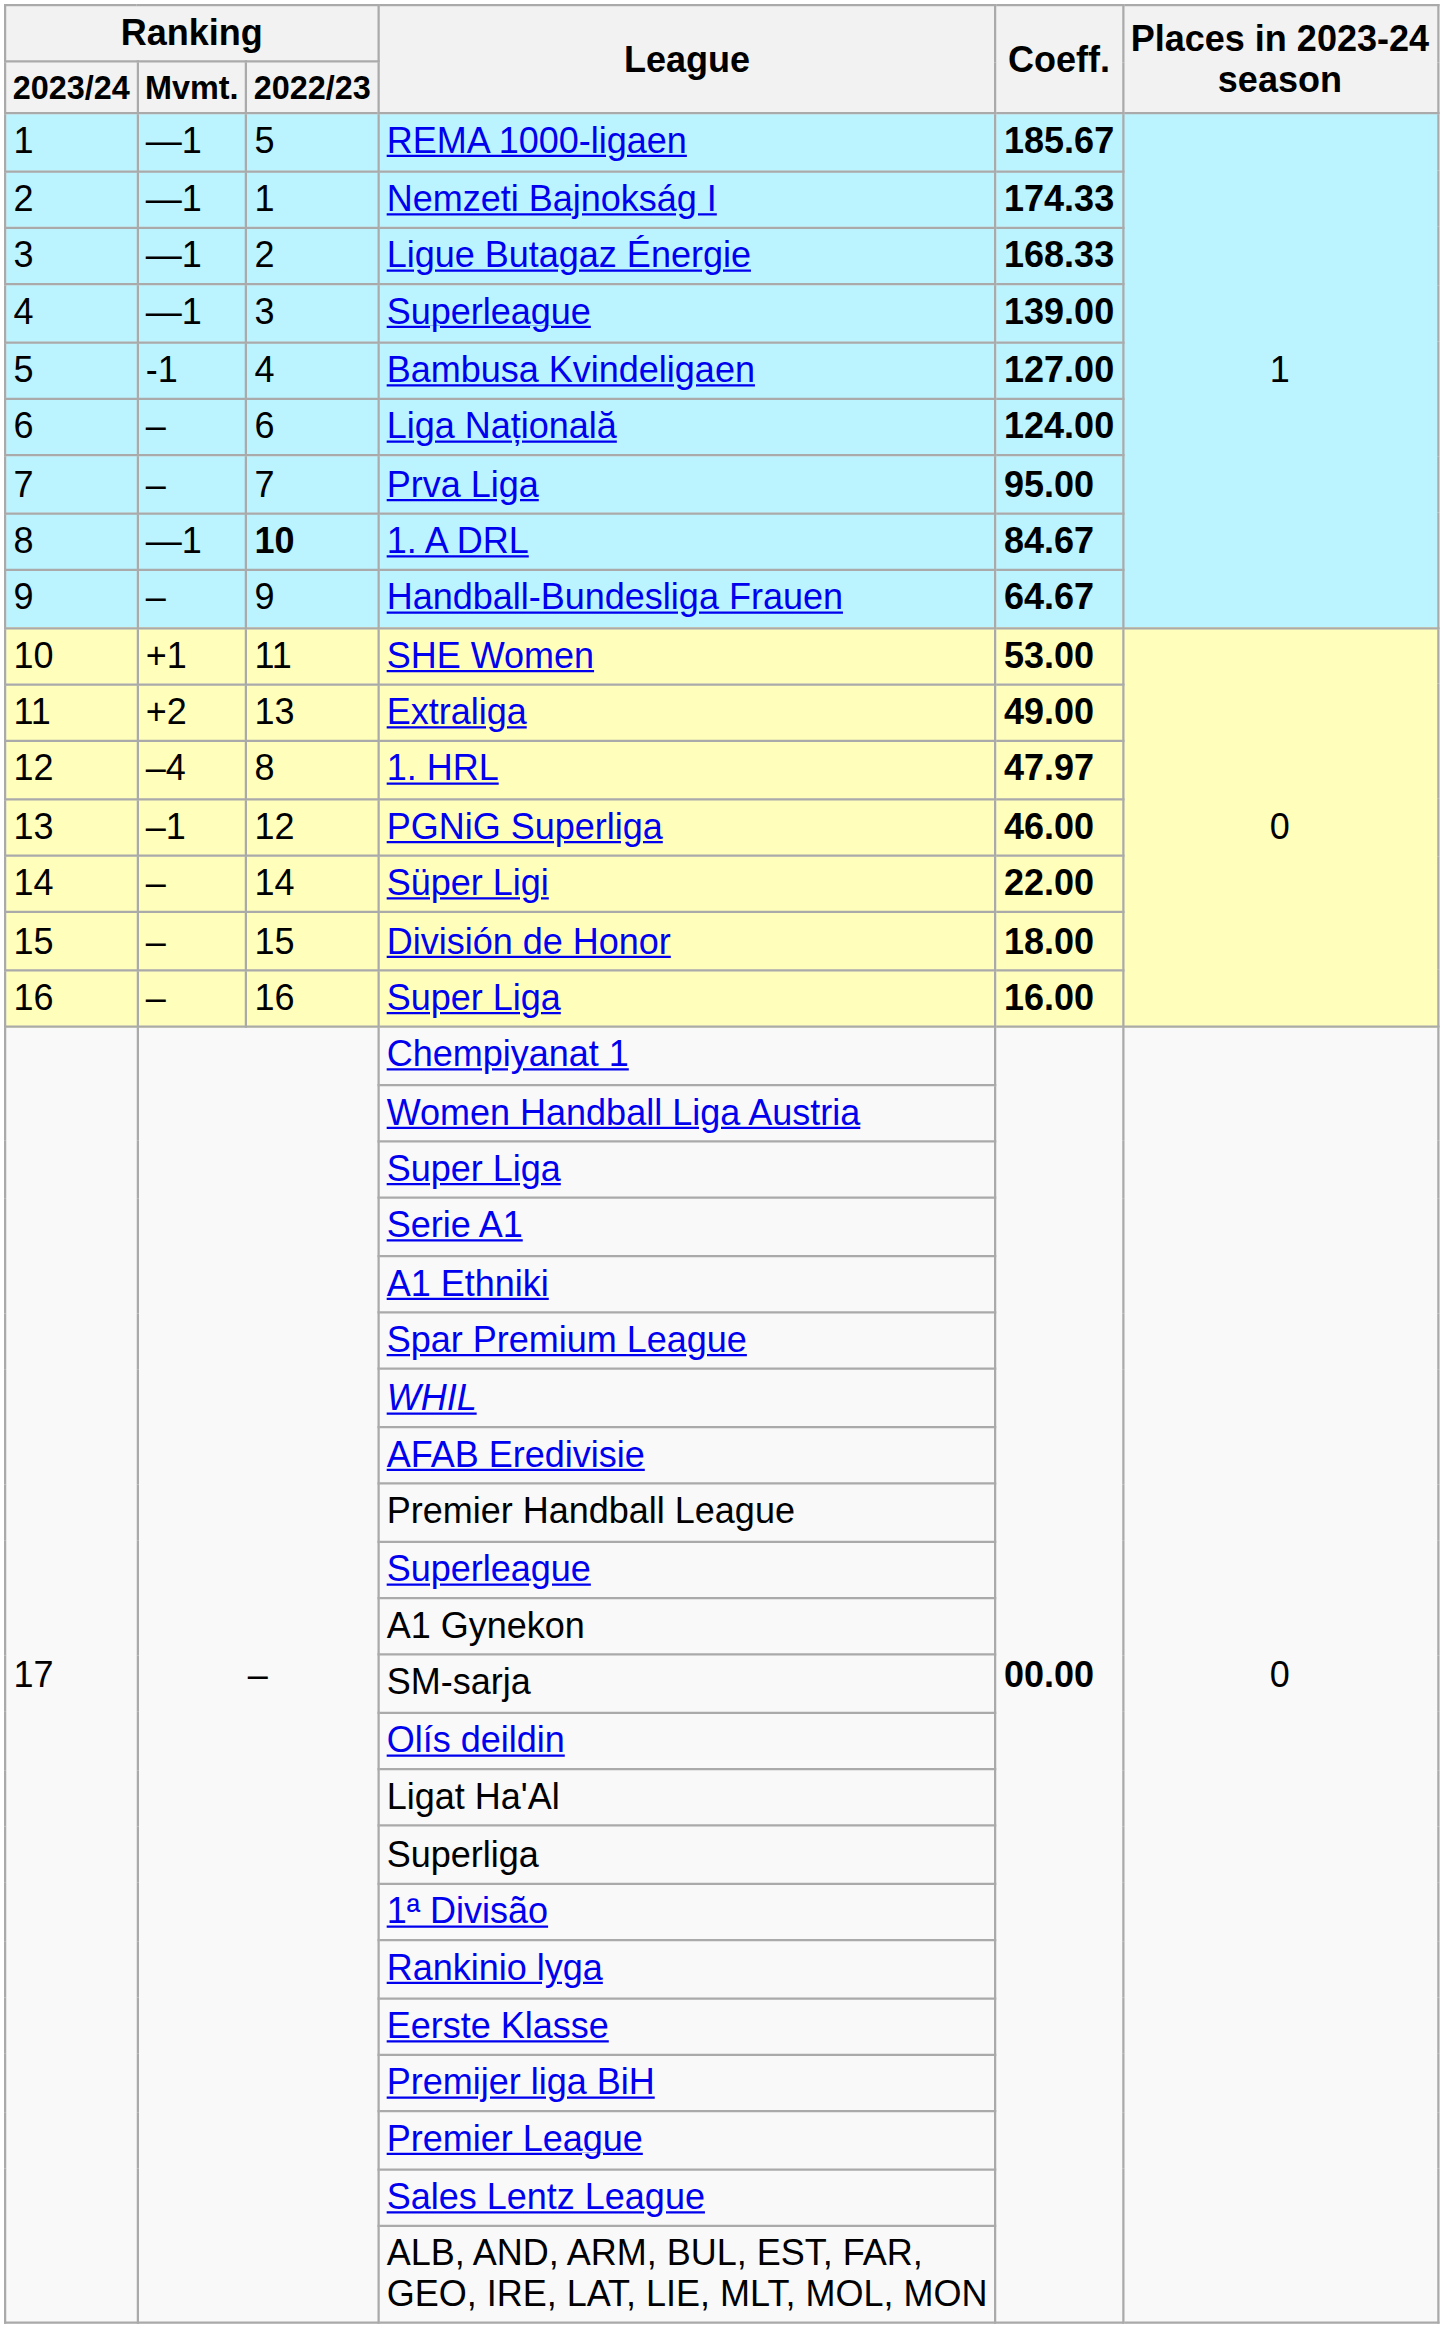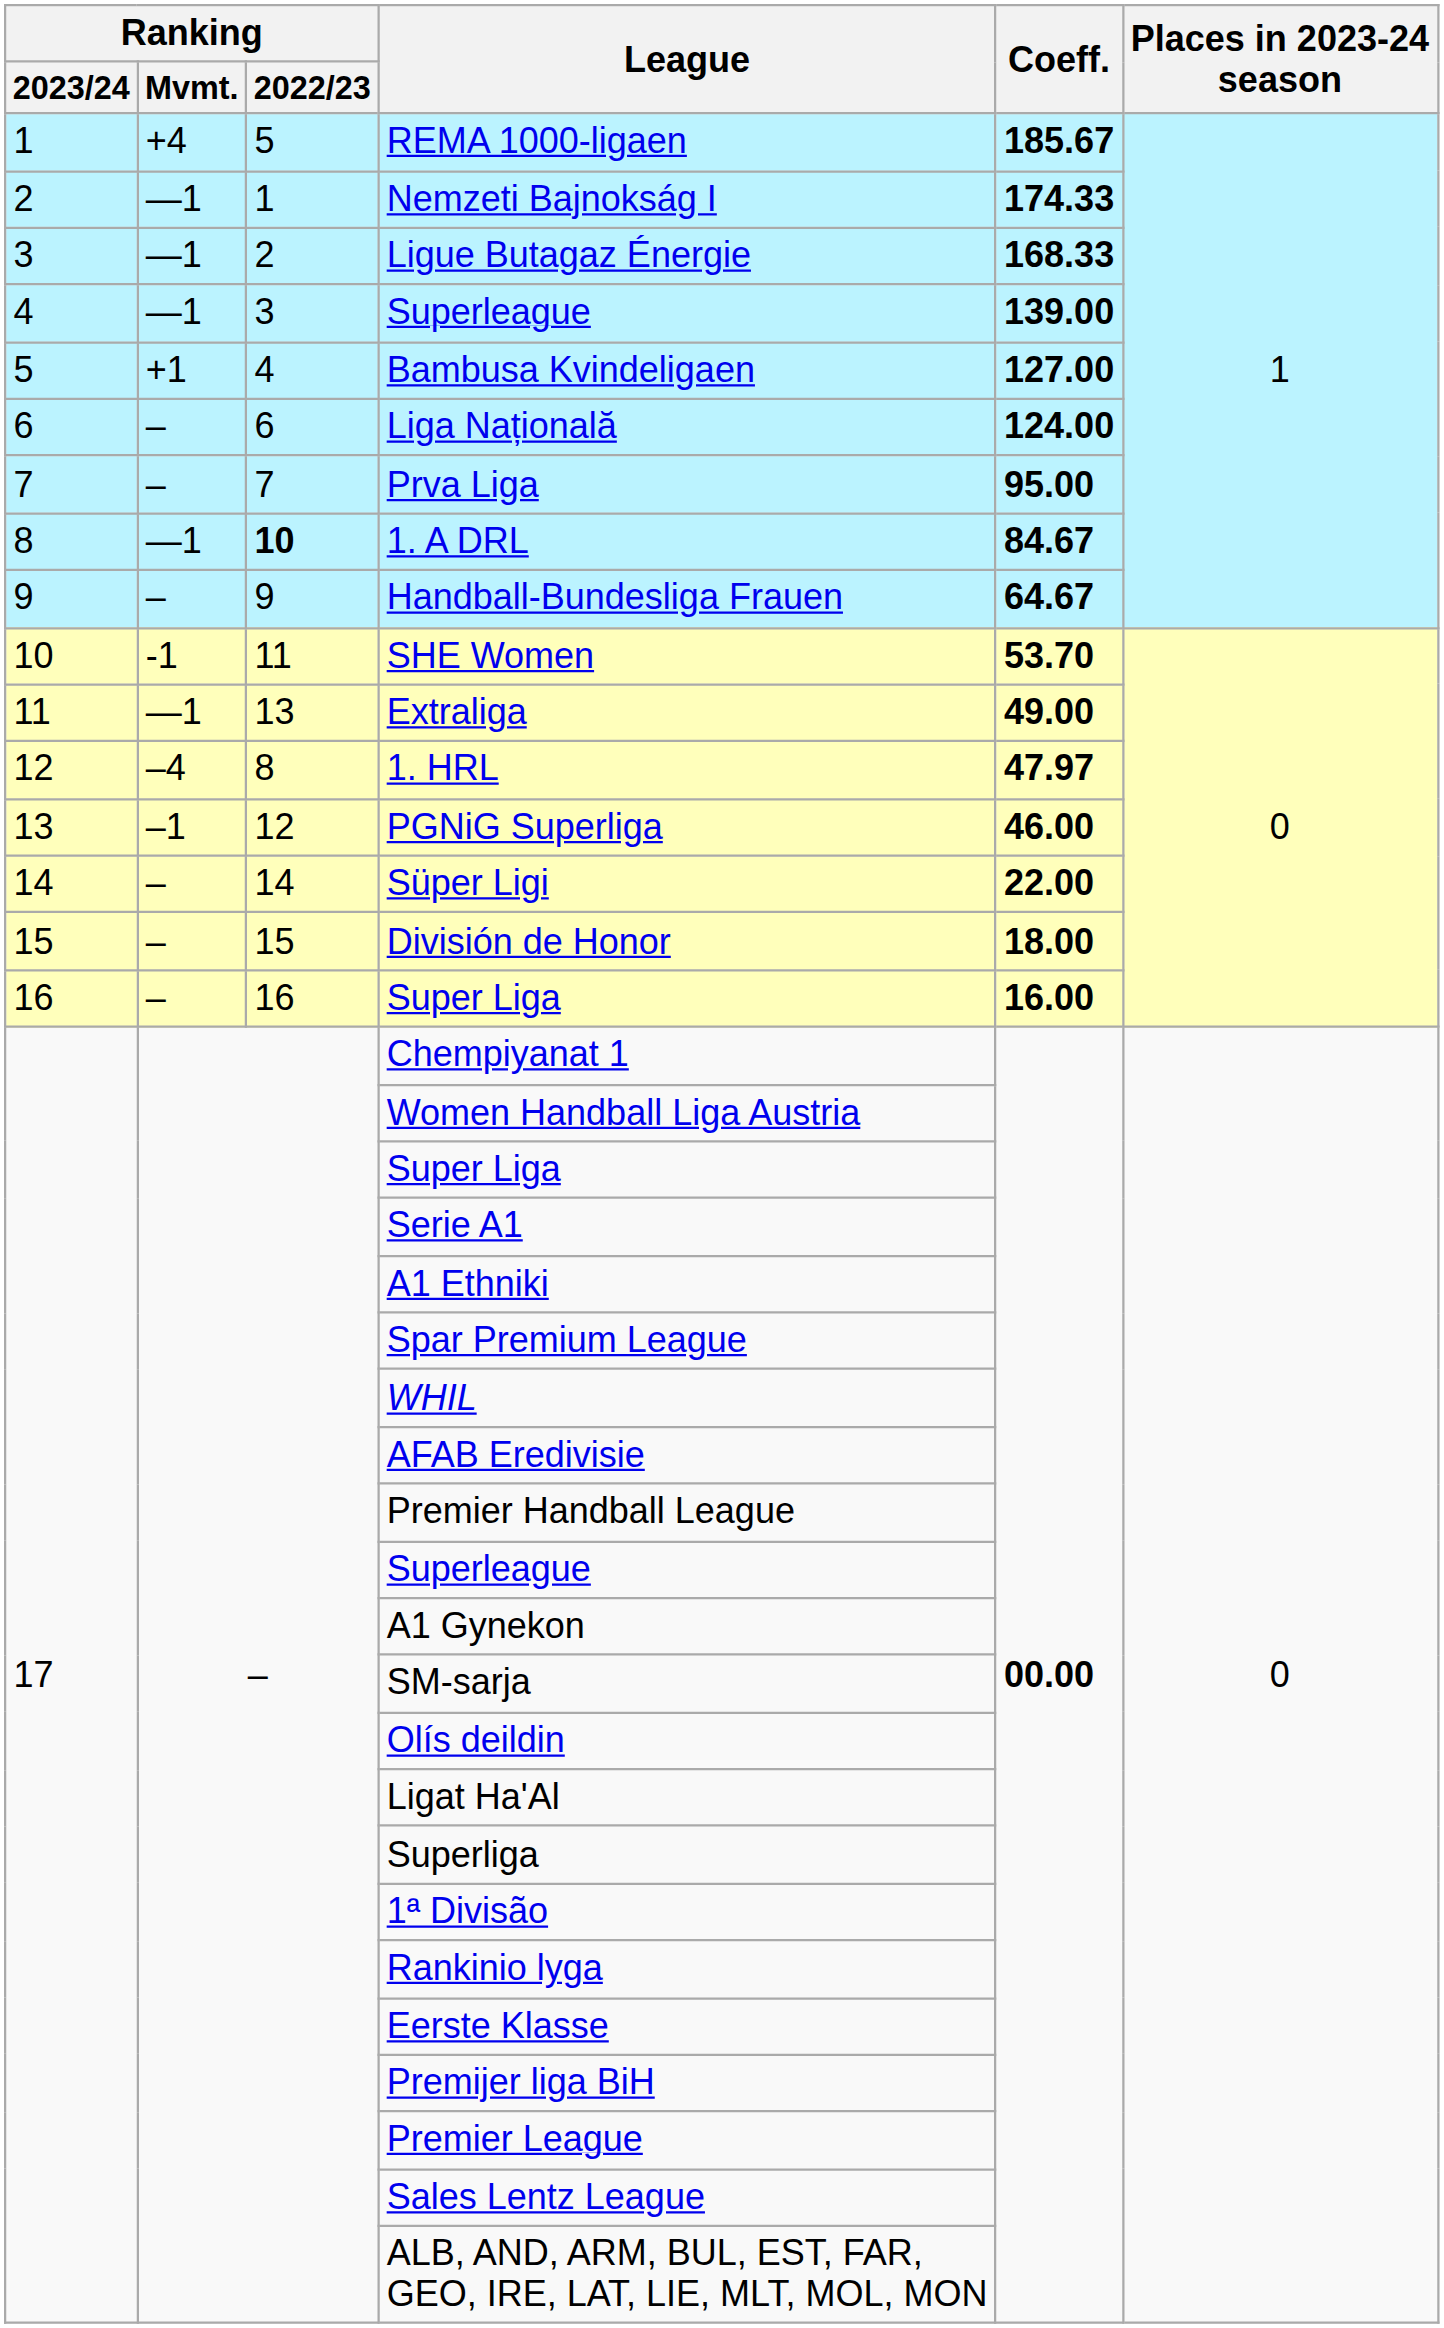(174, 141) —1 -> (166, 141) +4
(162, 369) -1 -> (166, 369) +1
(166, 655) +1 -> (162, 655) -1
(1049, 655) 53.00 -> (1049, 655) 53.70
(166, 712) +2 -> (174, 712) —1
